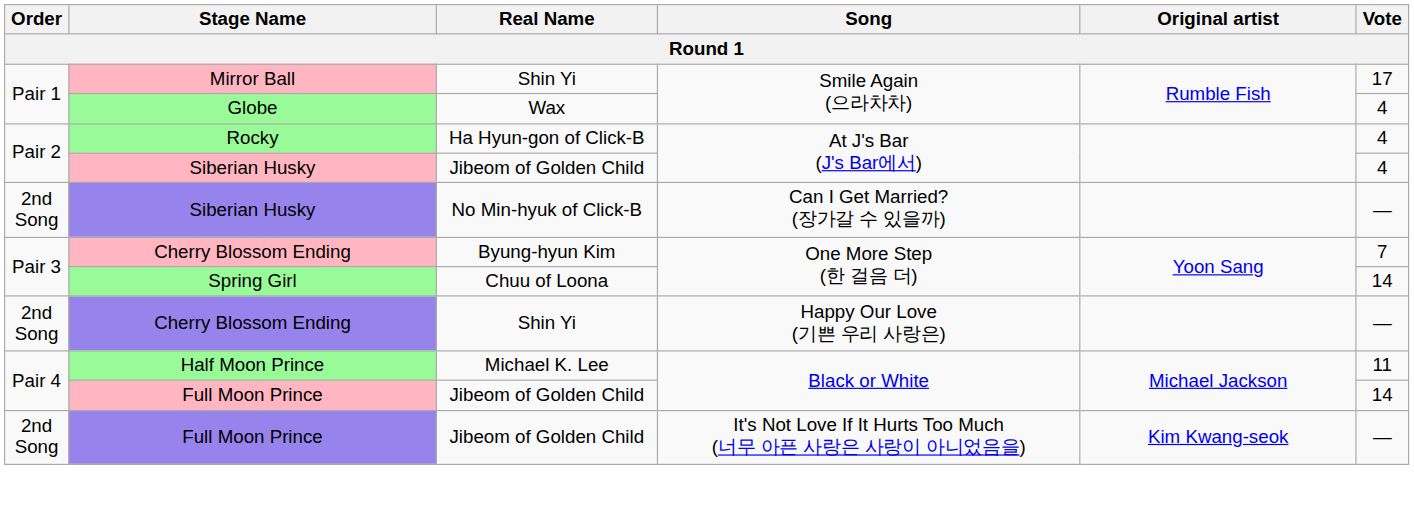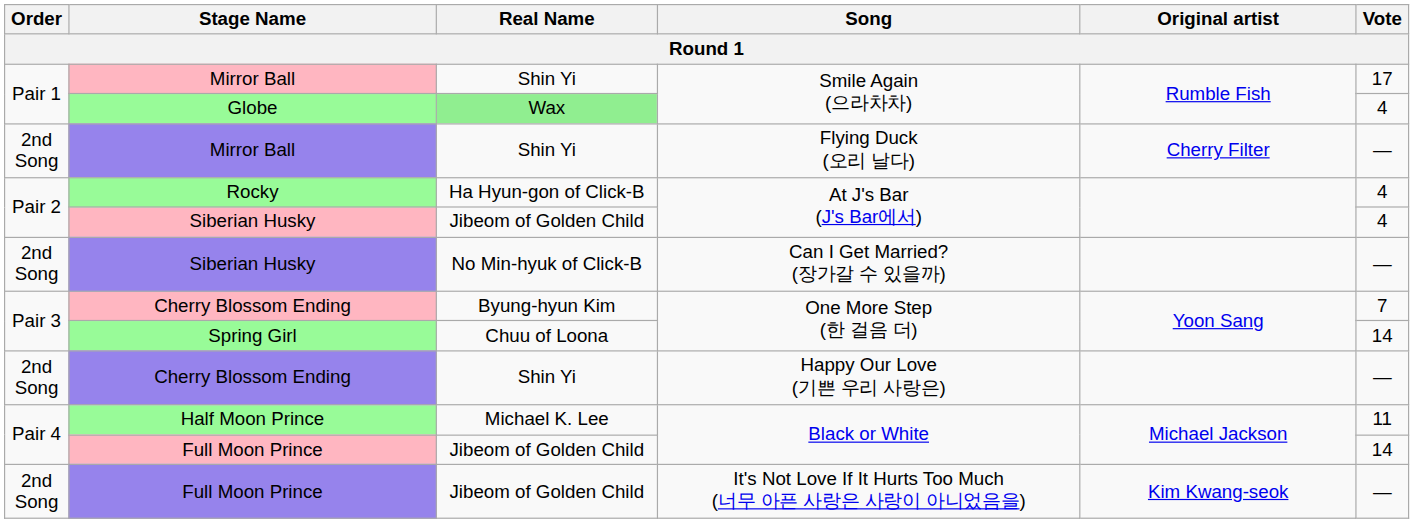(547, 108) no background -> (547, 108) lightgreen background
+ row: (252, 150)
